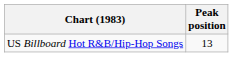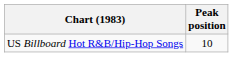(207, 43) 13 -> (207, 43) 10
